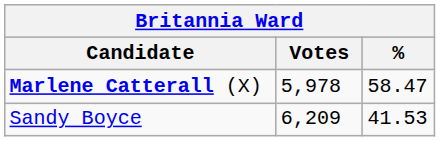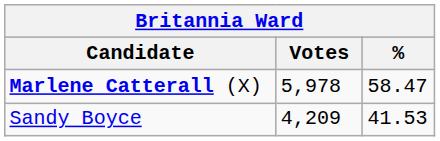(311, 119) 6,209 -> (311, 119) 4,209
